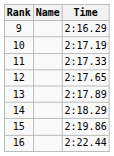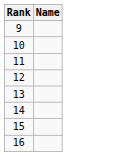- column: (86, 13)
